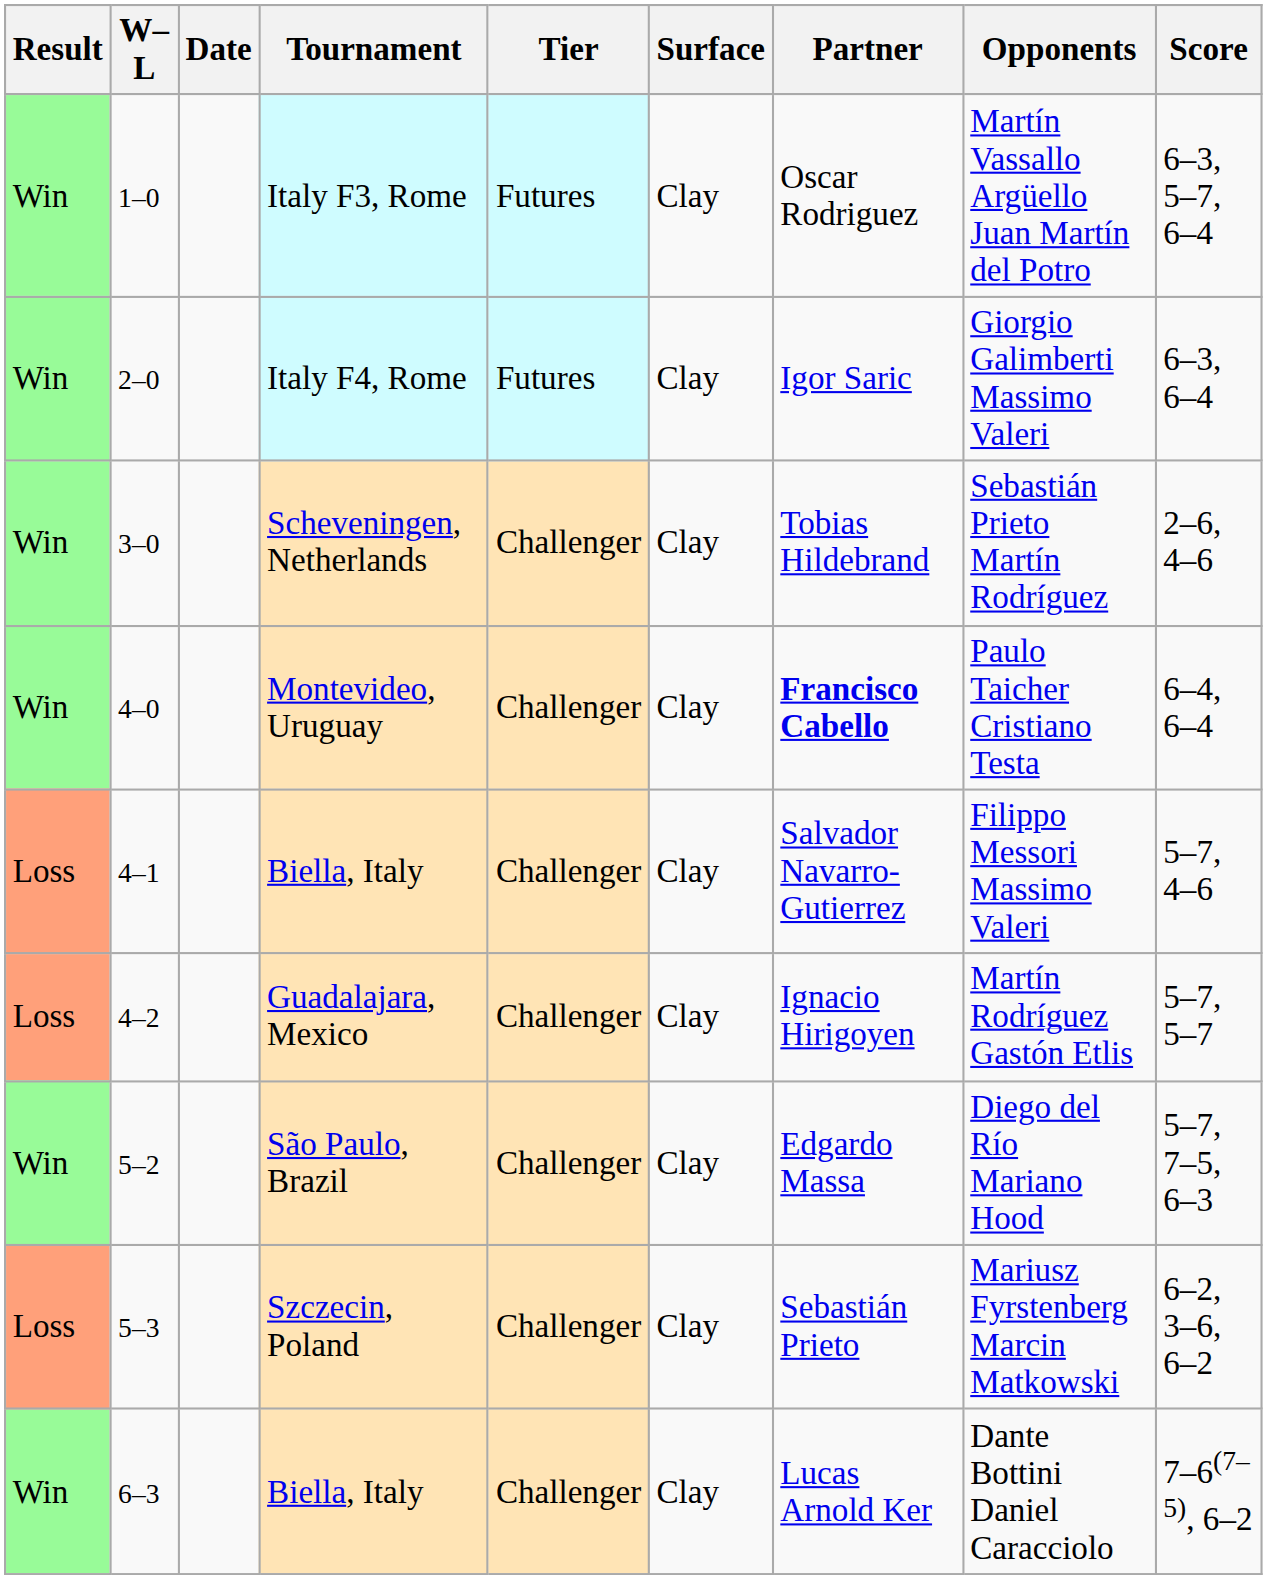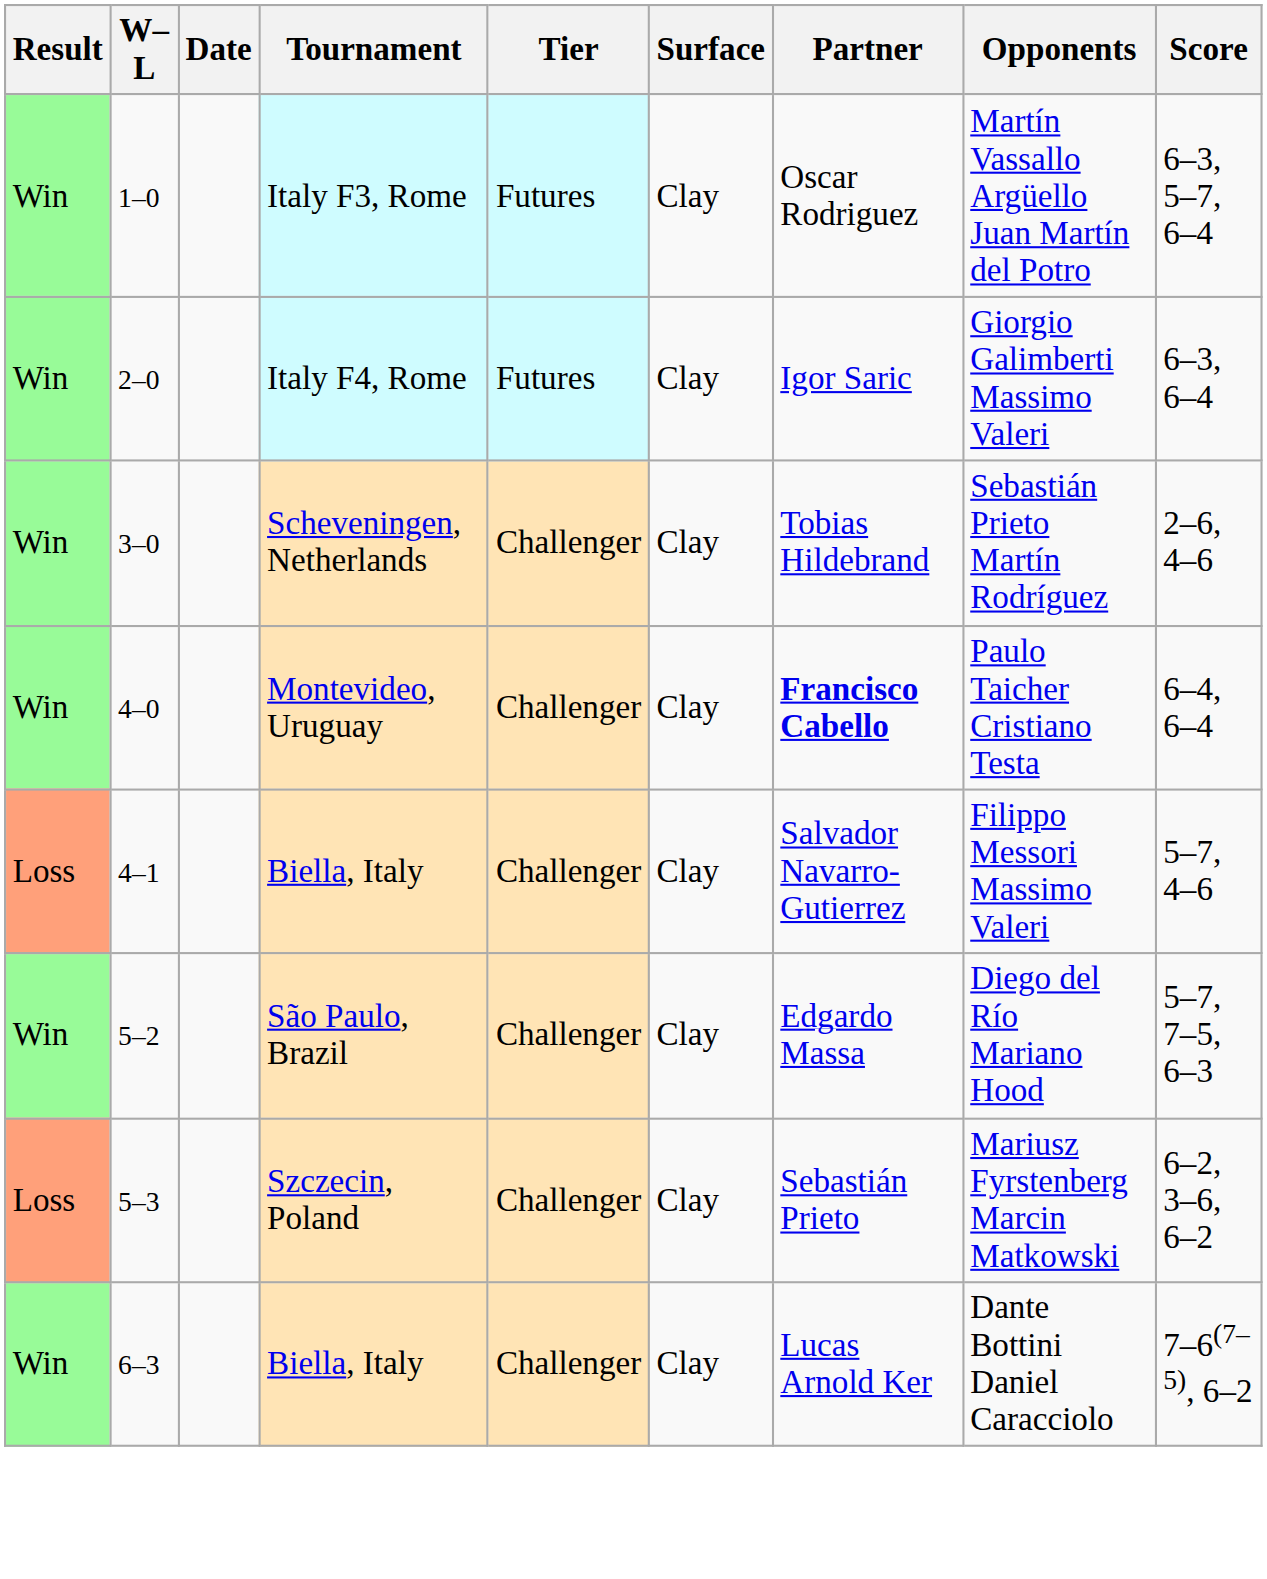- row: (139, 1018)
